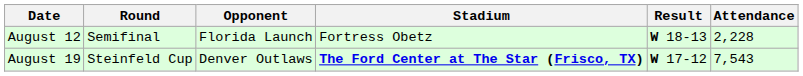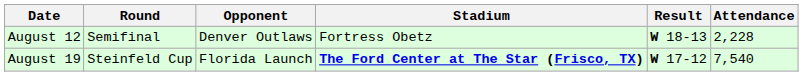(256, 38) Florida Launch -> (256, 38) Denver Outlaws
(256, 60) Denver Outlaws -> (256, 60) Florida Launch
(734, 60) 7,543 -> (734, 60) 7,540
